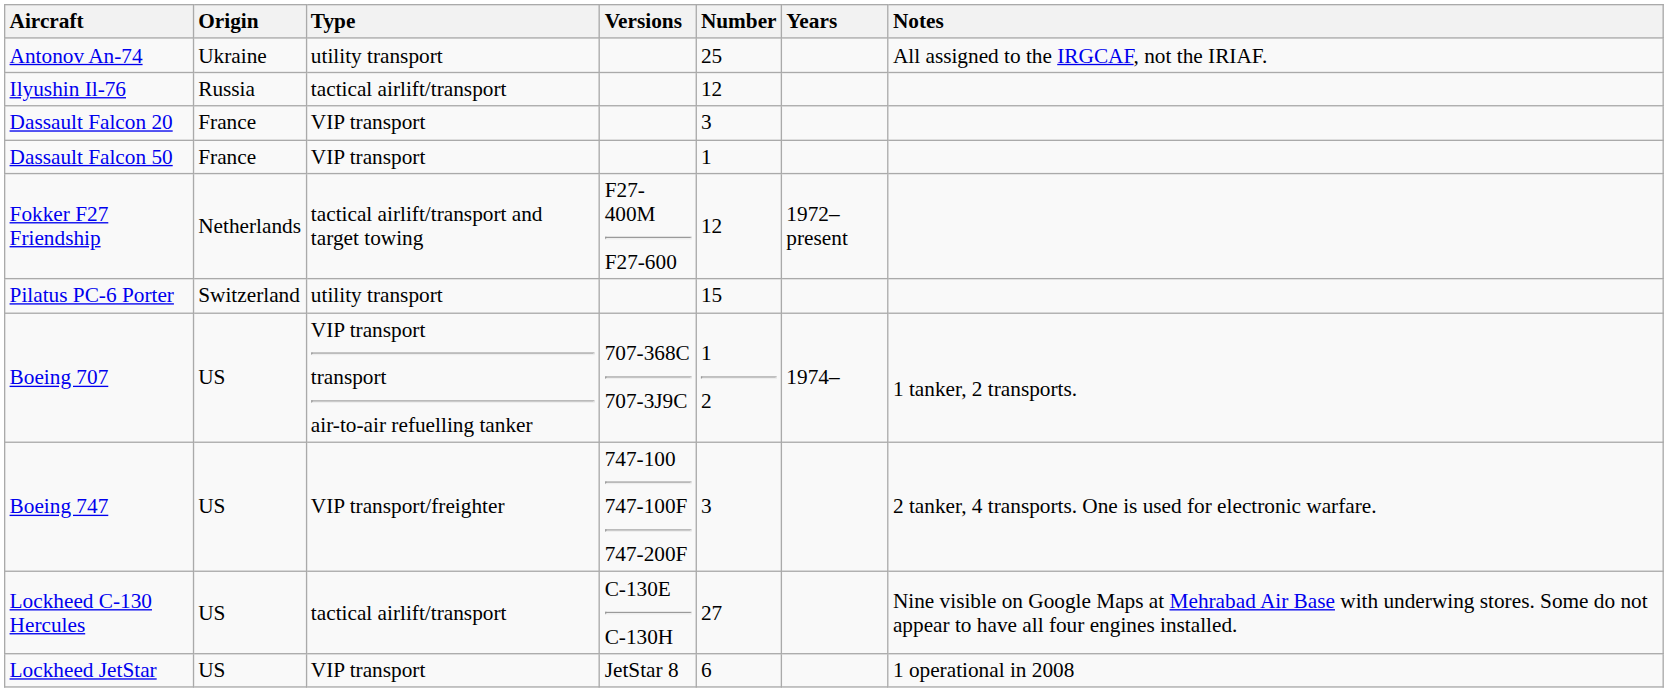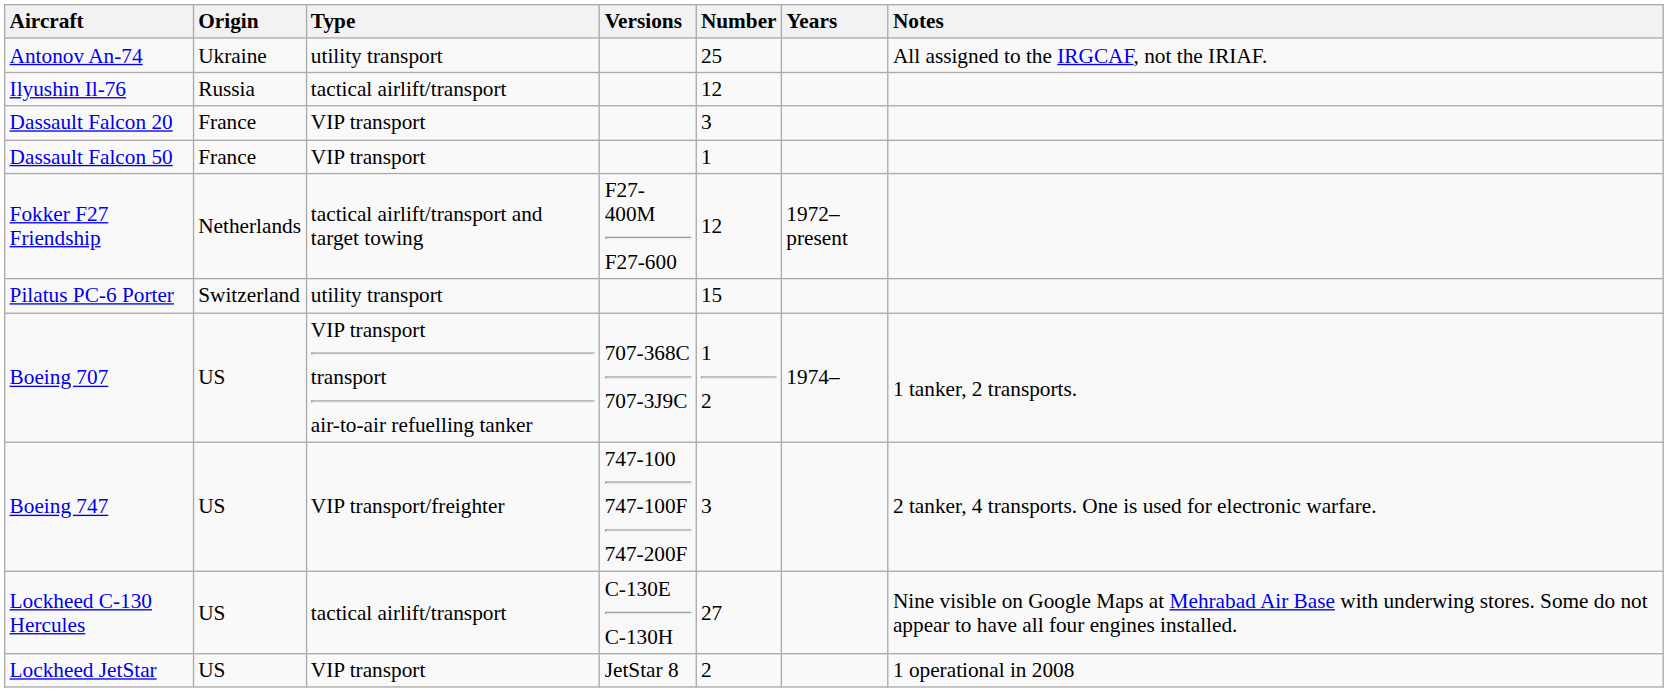(706, 670) 6 -> (706, 670) 2
